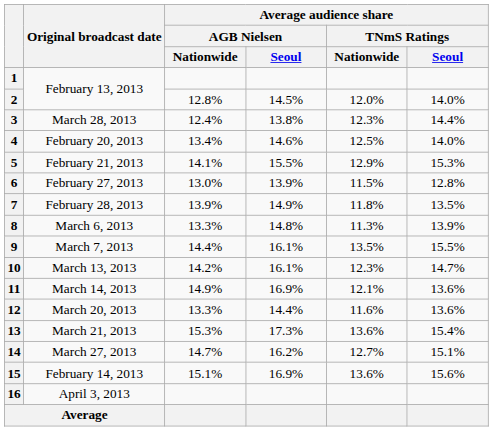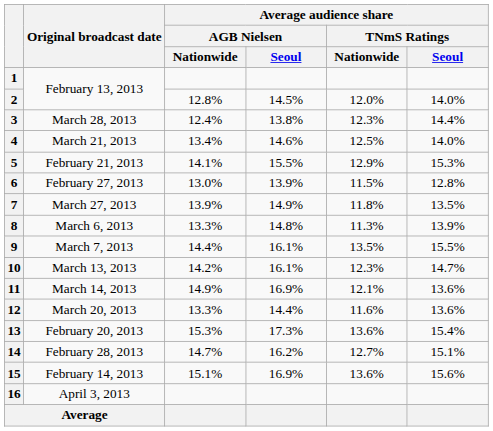(94, 141) February 20, 2013 -> (94, 141) March 21, 2013
(94, 204) February 28, 2013 -> (94, 204) March 27, 2013
(94, 330) March 21, 2013 -> (94, 330) February 20, 2013
(94, 352) March 27, 2013 -> (94, 352) February 28, 2013
